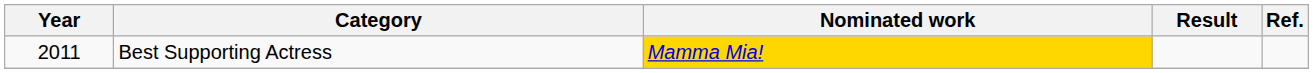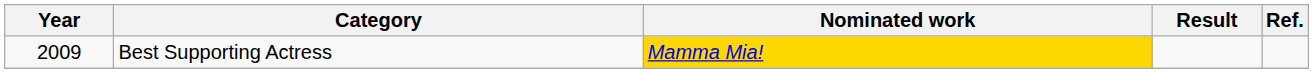(59, 52) 2011 -> (59, 52) 2009
